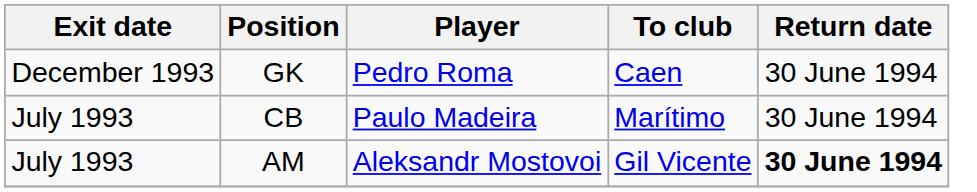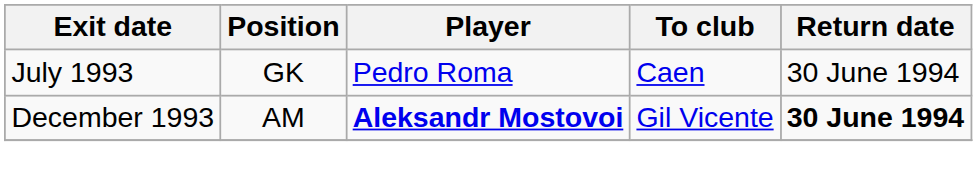(113, 72) December 1993 -> (72, 72) July 1993
- row: (283, 117)
(72, 162) July 1993 -> (113, 117) December 1993
(477, 162) normal -> (488, 117) bold
